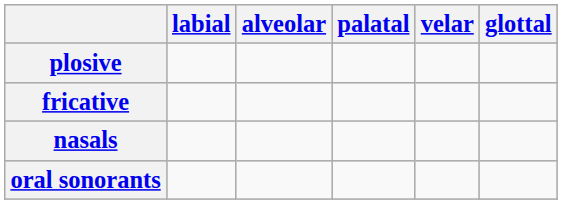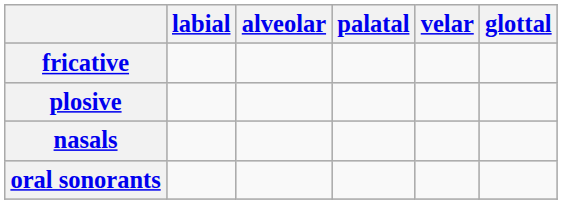rows swapped: (86, 62) <-> (86, 101)
